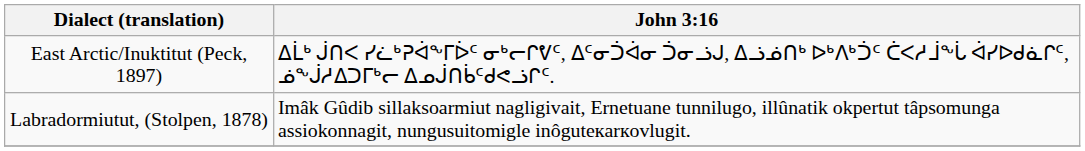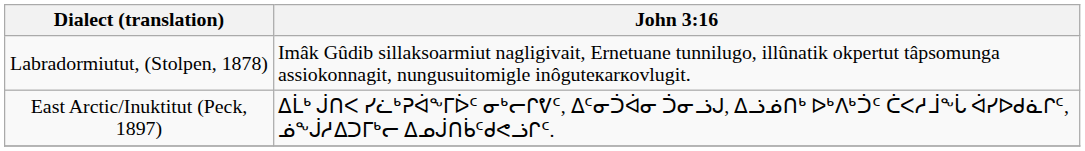rows swapped: (139, 119) <-> (139, 64)
